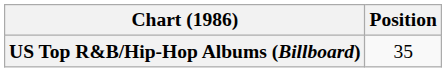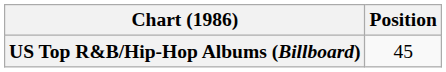(403, 50) 35 -> (403, 50) 45
